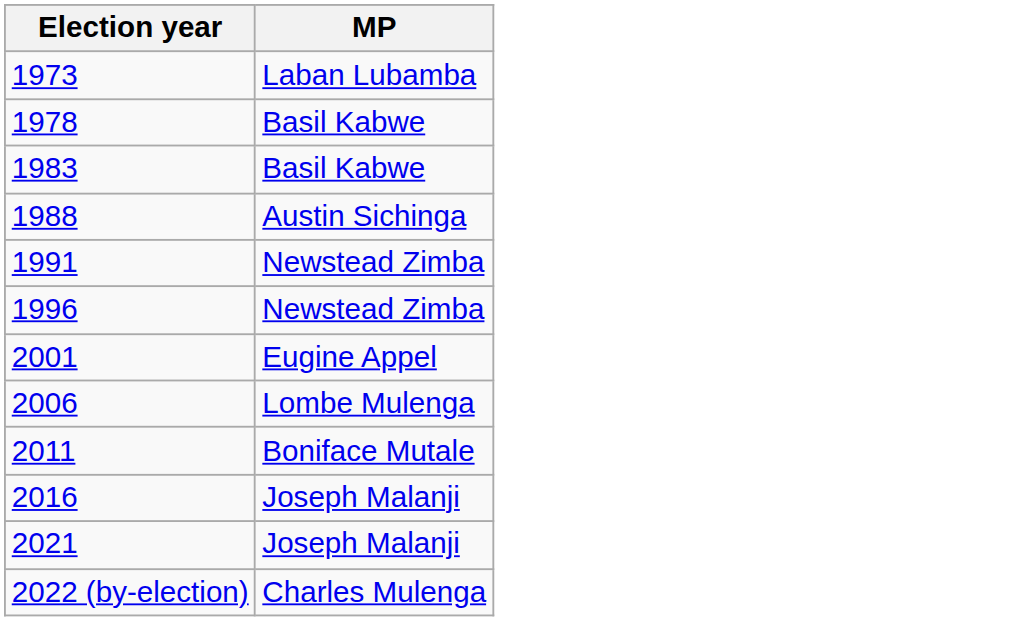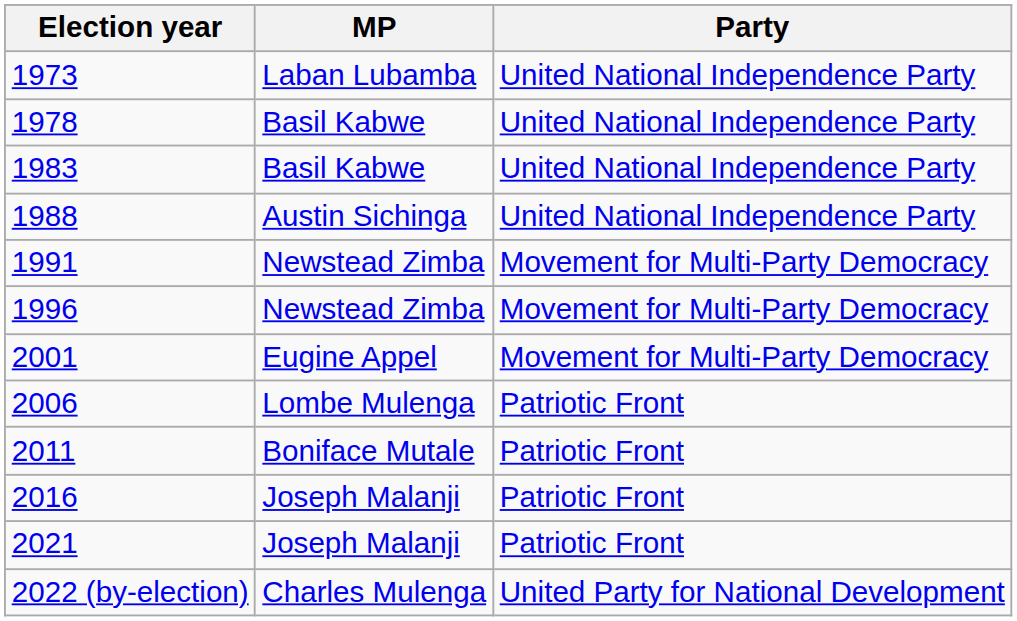+ column: (752, 27)
